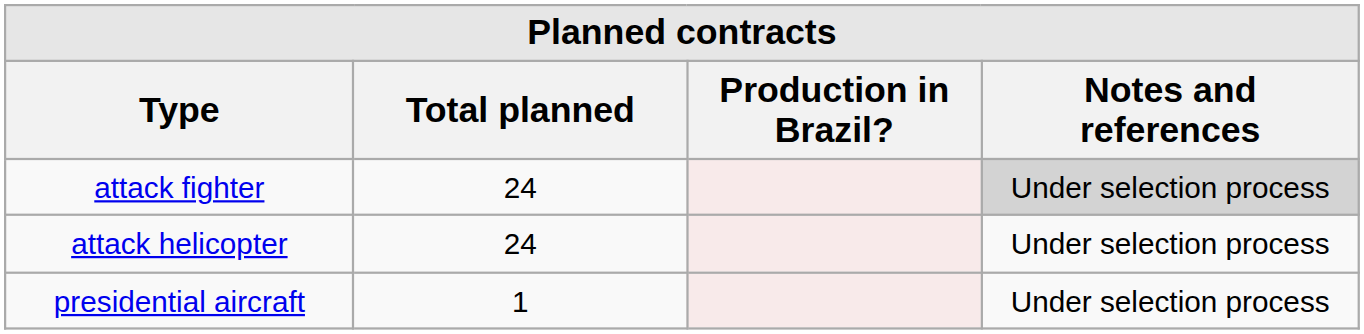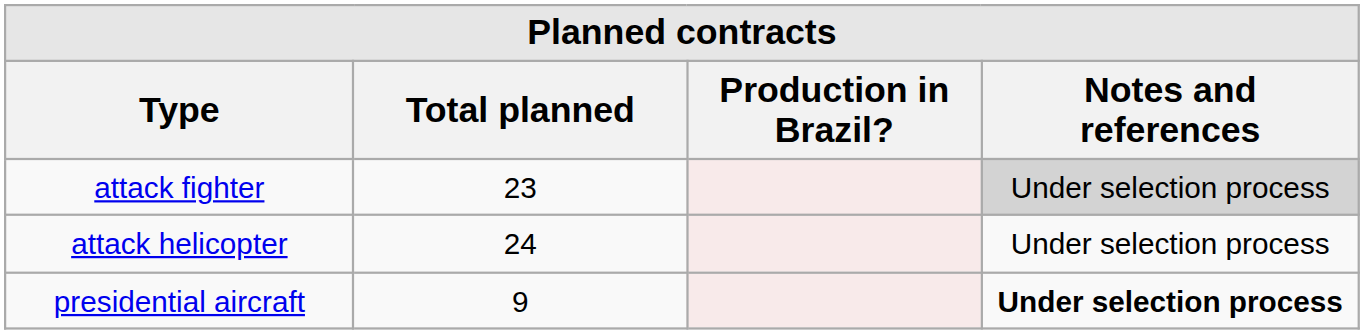(520, 188) 24 -> (520, 188) 23
(520, 301) 1 -> (520, 301) 9
(1170, 301) normal -> (1170, 299) bold
